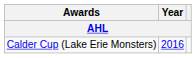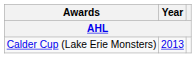(172, 45) 2016 -> (172, 45) 2013
